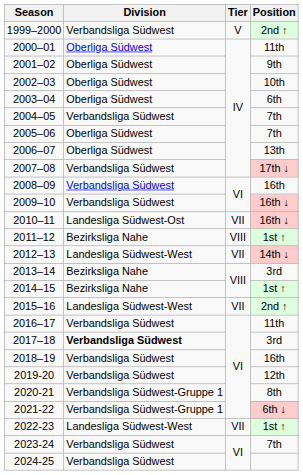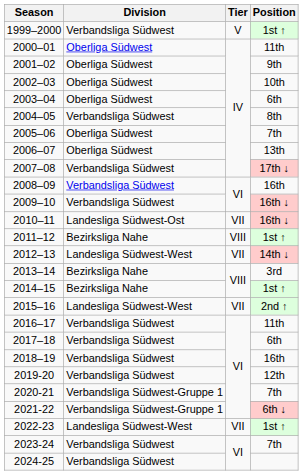(274, 30) 2nd ↑ -> (274, 30) 1st ↑
(274, 116) 7th -> (274, 116) 8th
(124, 340) bold -> (120, 340) normal
(274, 340) 3rd -> (274, 340) 6th
(274, 392) 8th -> (274, 392) 7th
